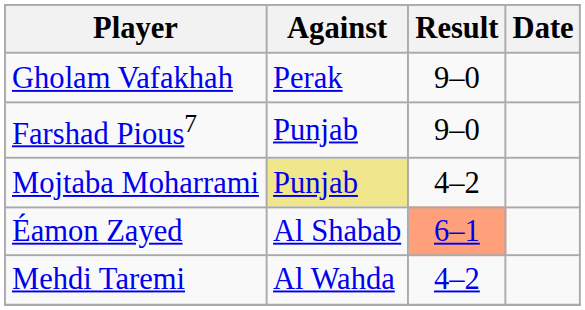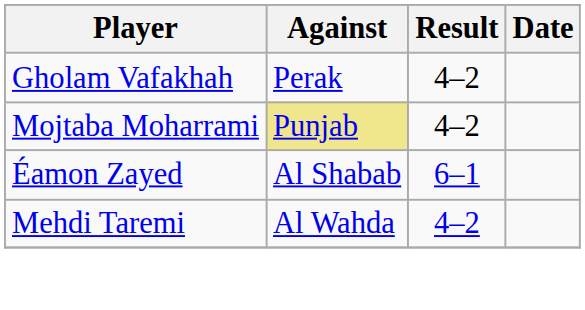(457, 77) 9–0 -> (457, 77) 4–2
- row: (105, 129)
(457, 230) lightsalmon background -> (457, 174) no background
